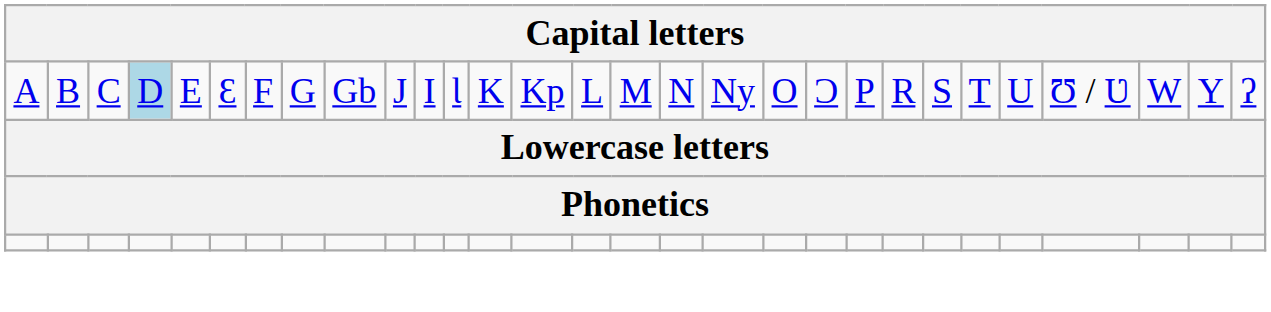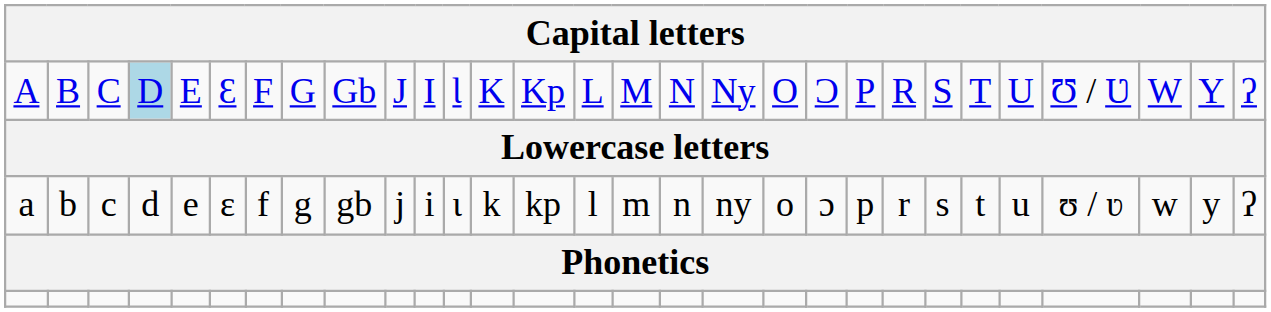+ row: (26, 204)
